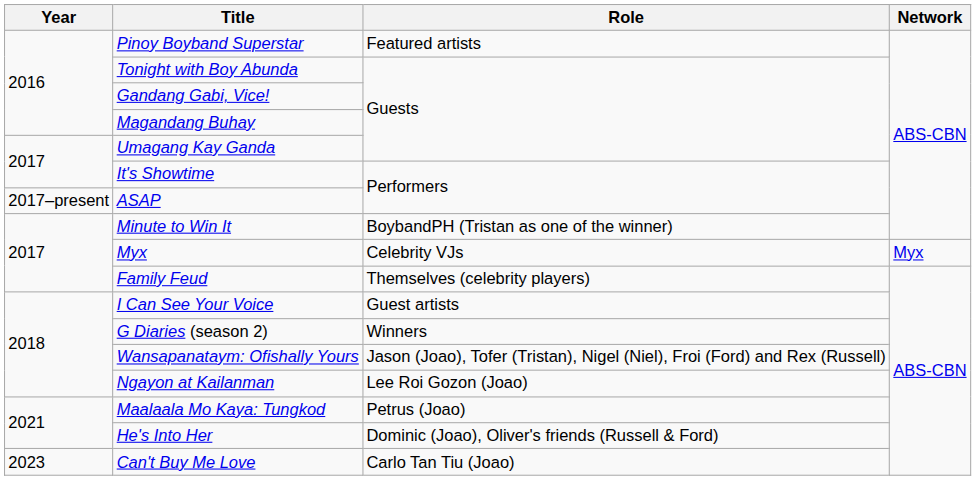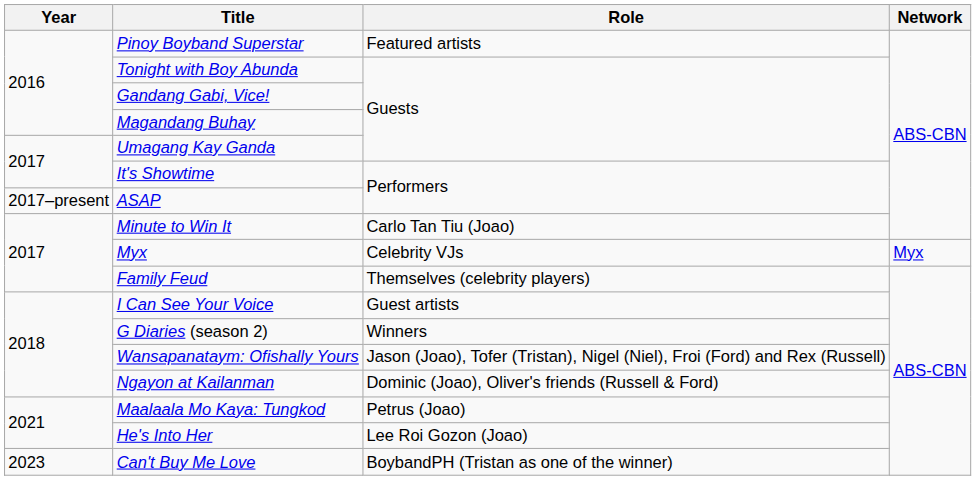(520, 226) BoybandPH (Tristan as one of the winner) -> (440, 226) Carlo Tan Tiu (Joao)
(447, 383) Lee Roi Gozon (Joao) -> (542, 383) Dominic (Joao), Oliver's friends (Russell & Ford)
(542, 435) Dominic (Joao), Oliver's friends (Russell & Ford) -> (447, 435) Lee Roi Gozon (Joao)
(440, 461) Carlo Tan Tiu (Joao) -> (520, 461) BoybandPH (Tristan as one of the winner)
